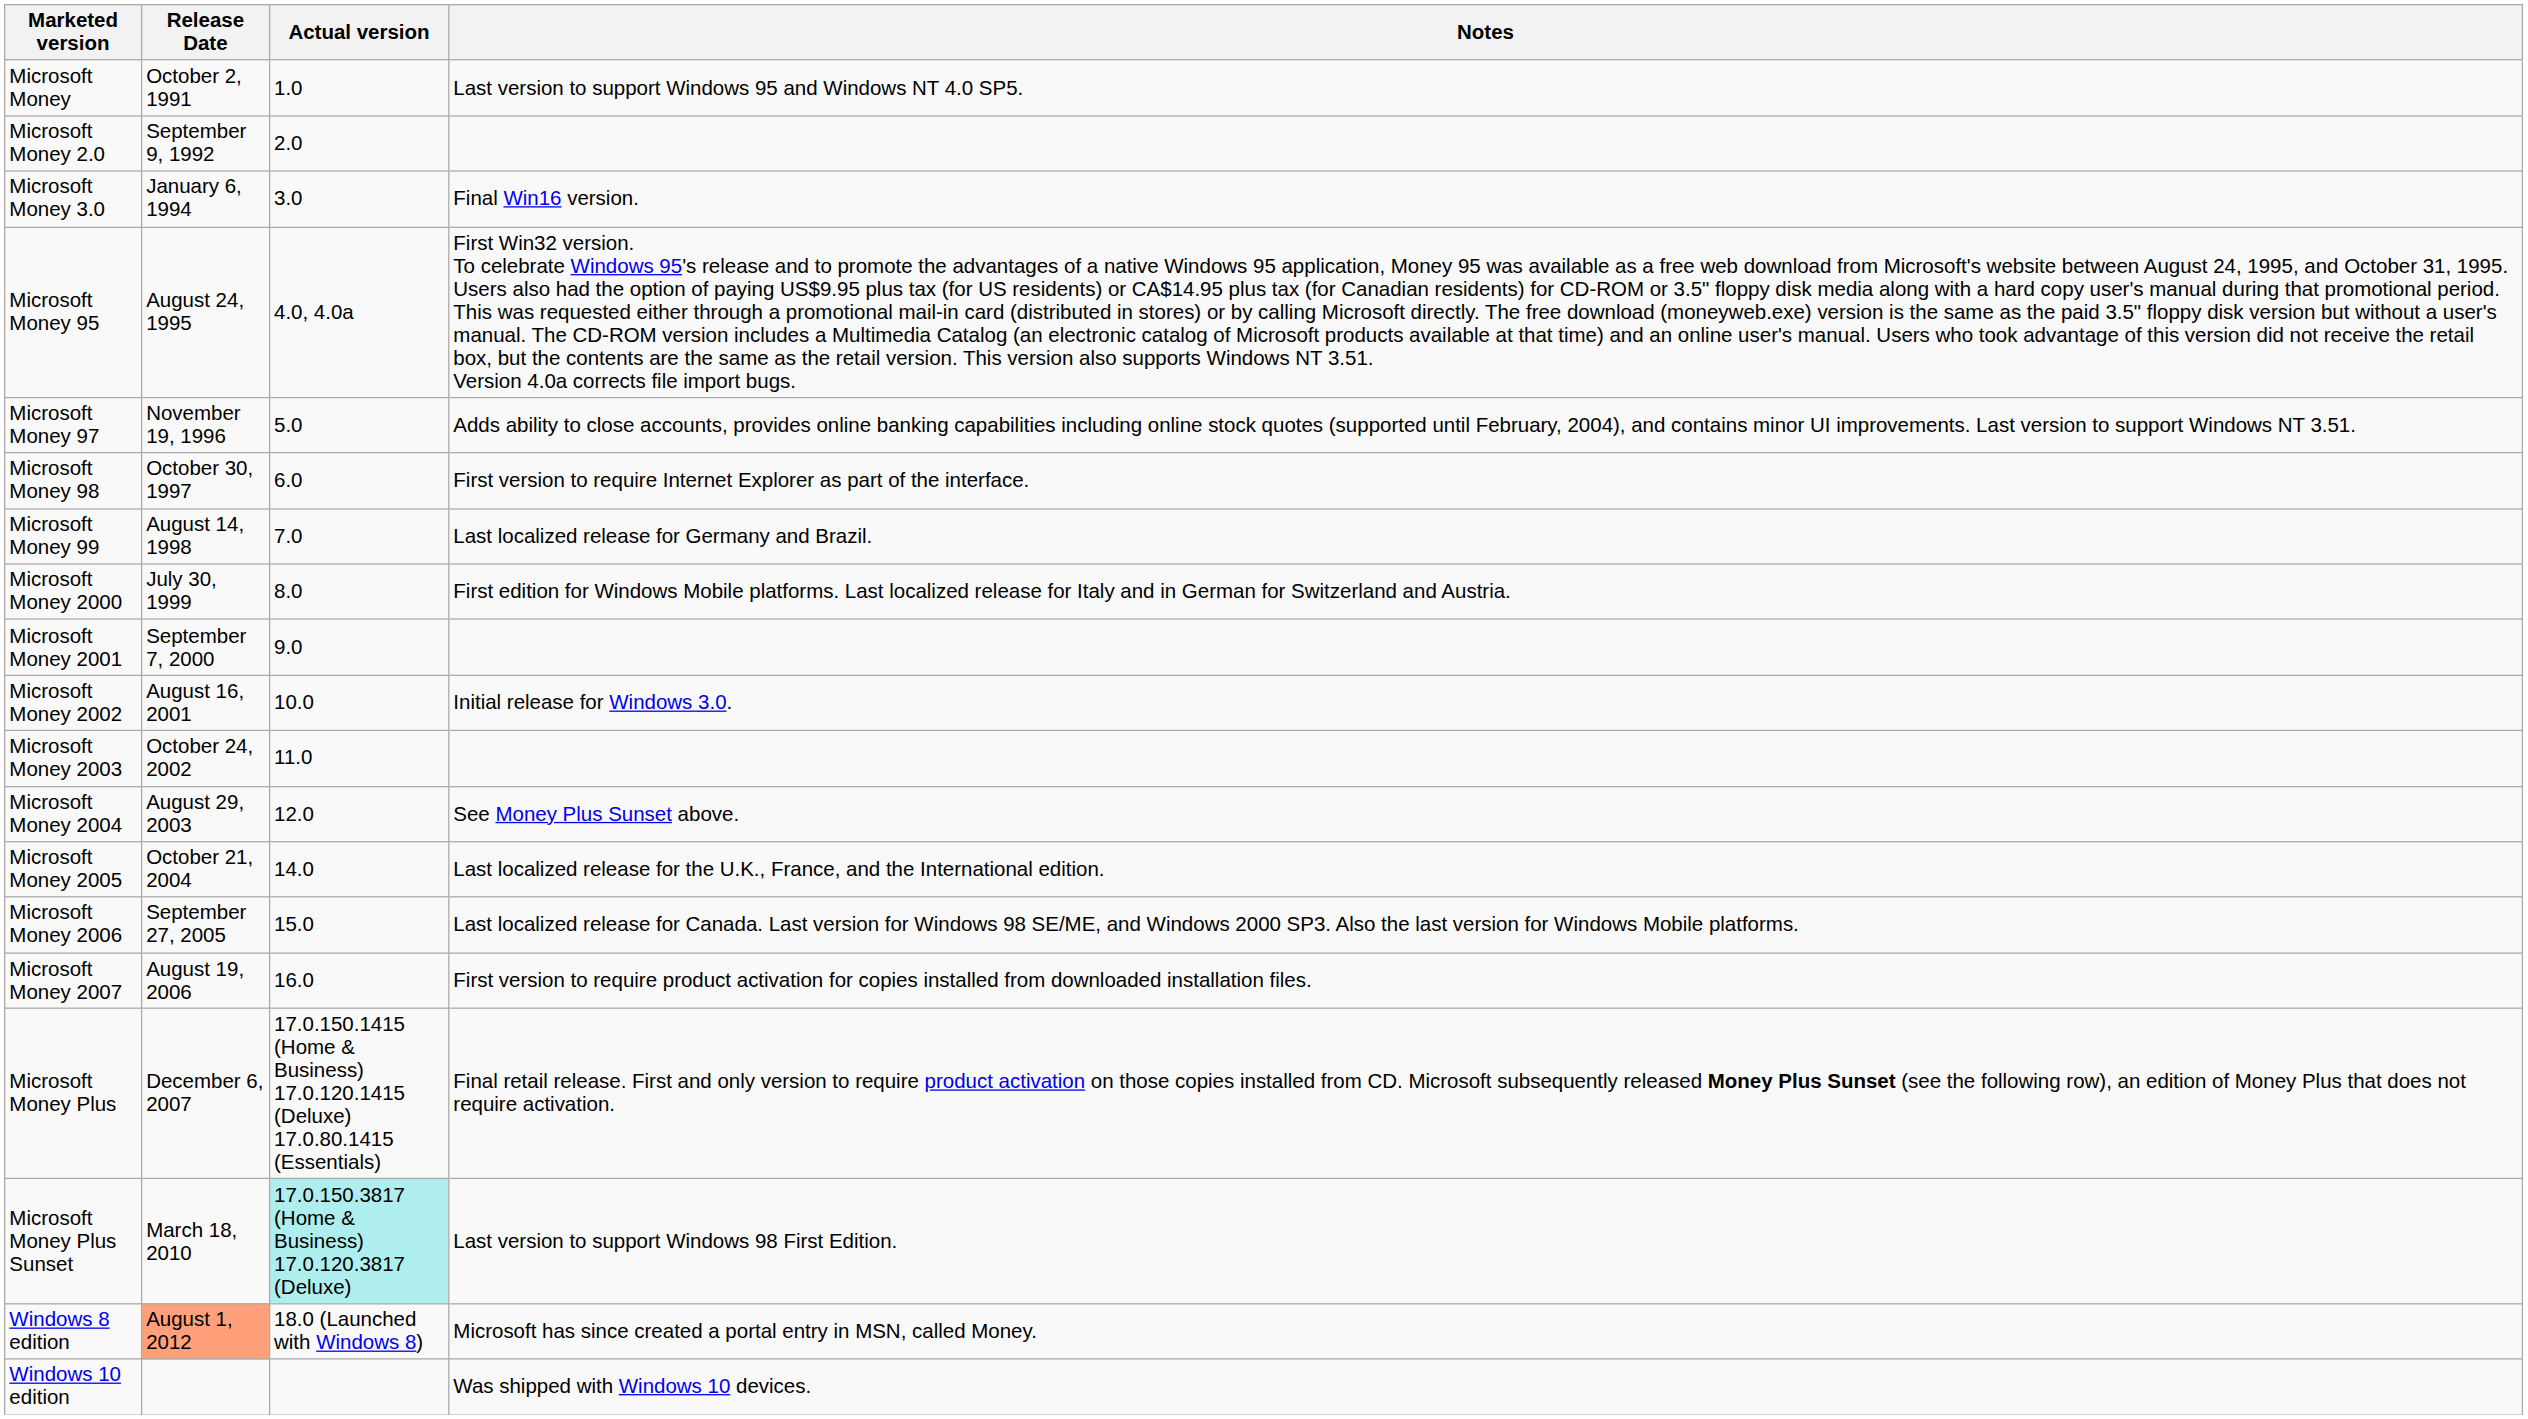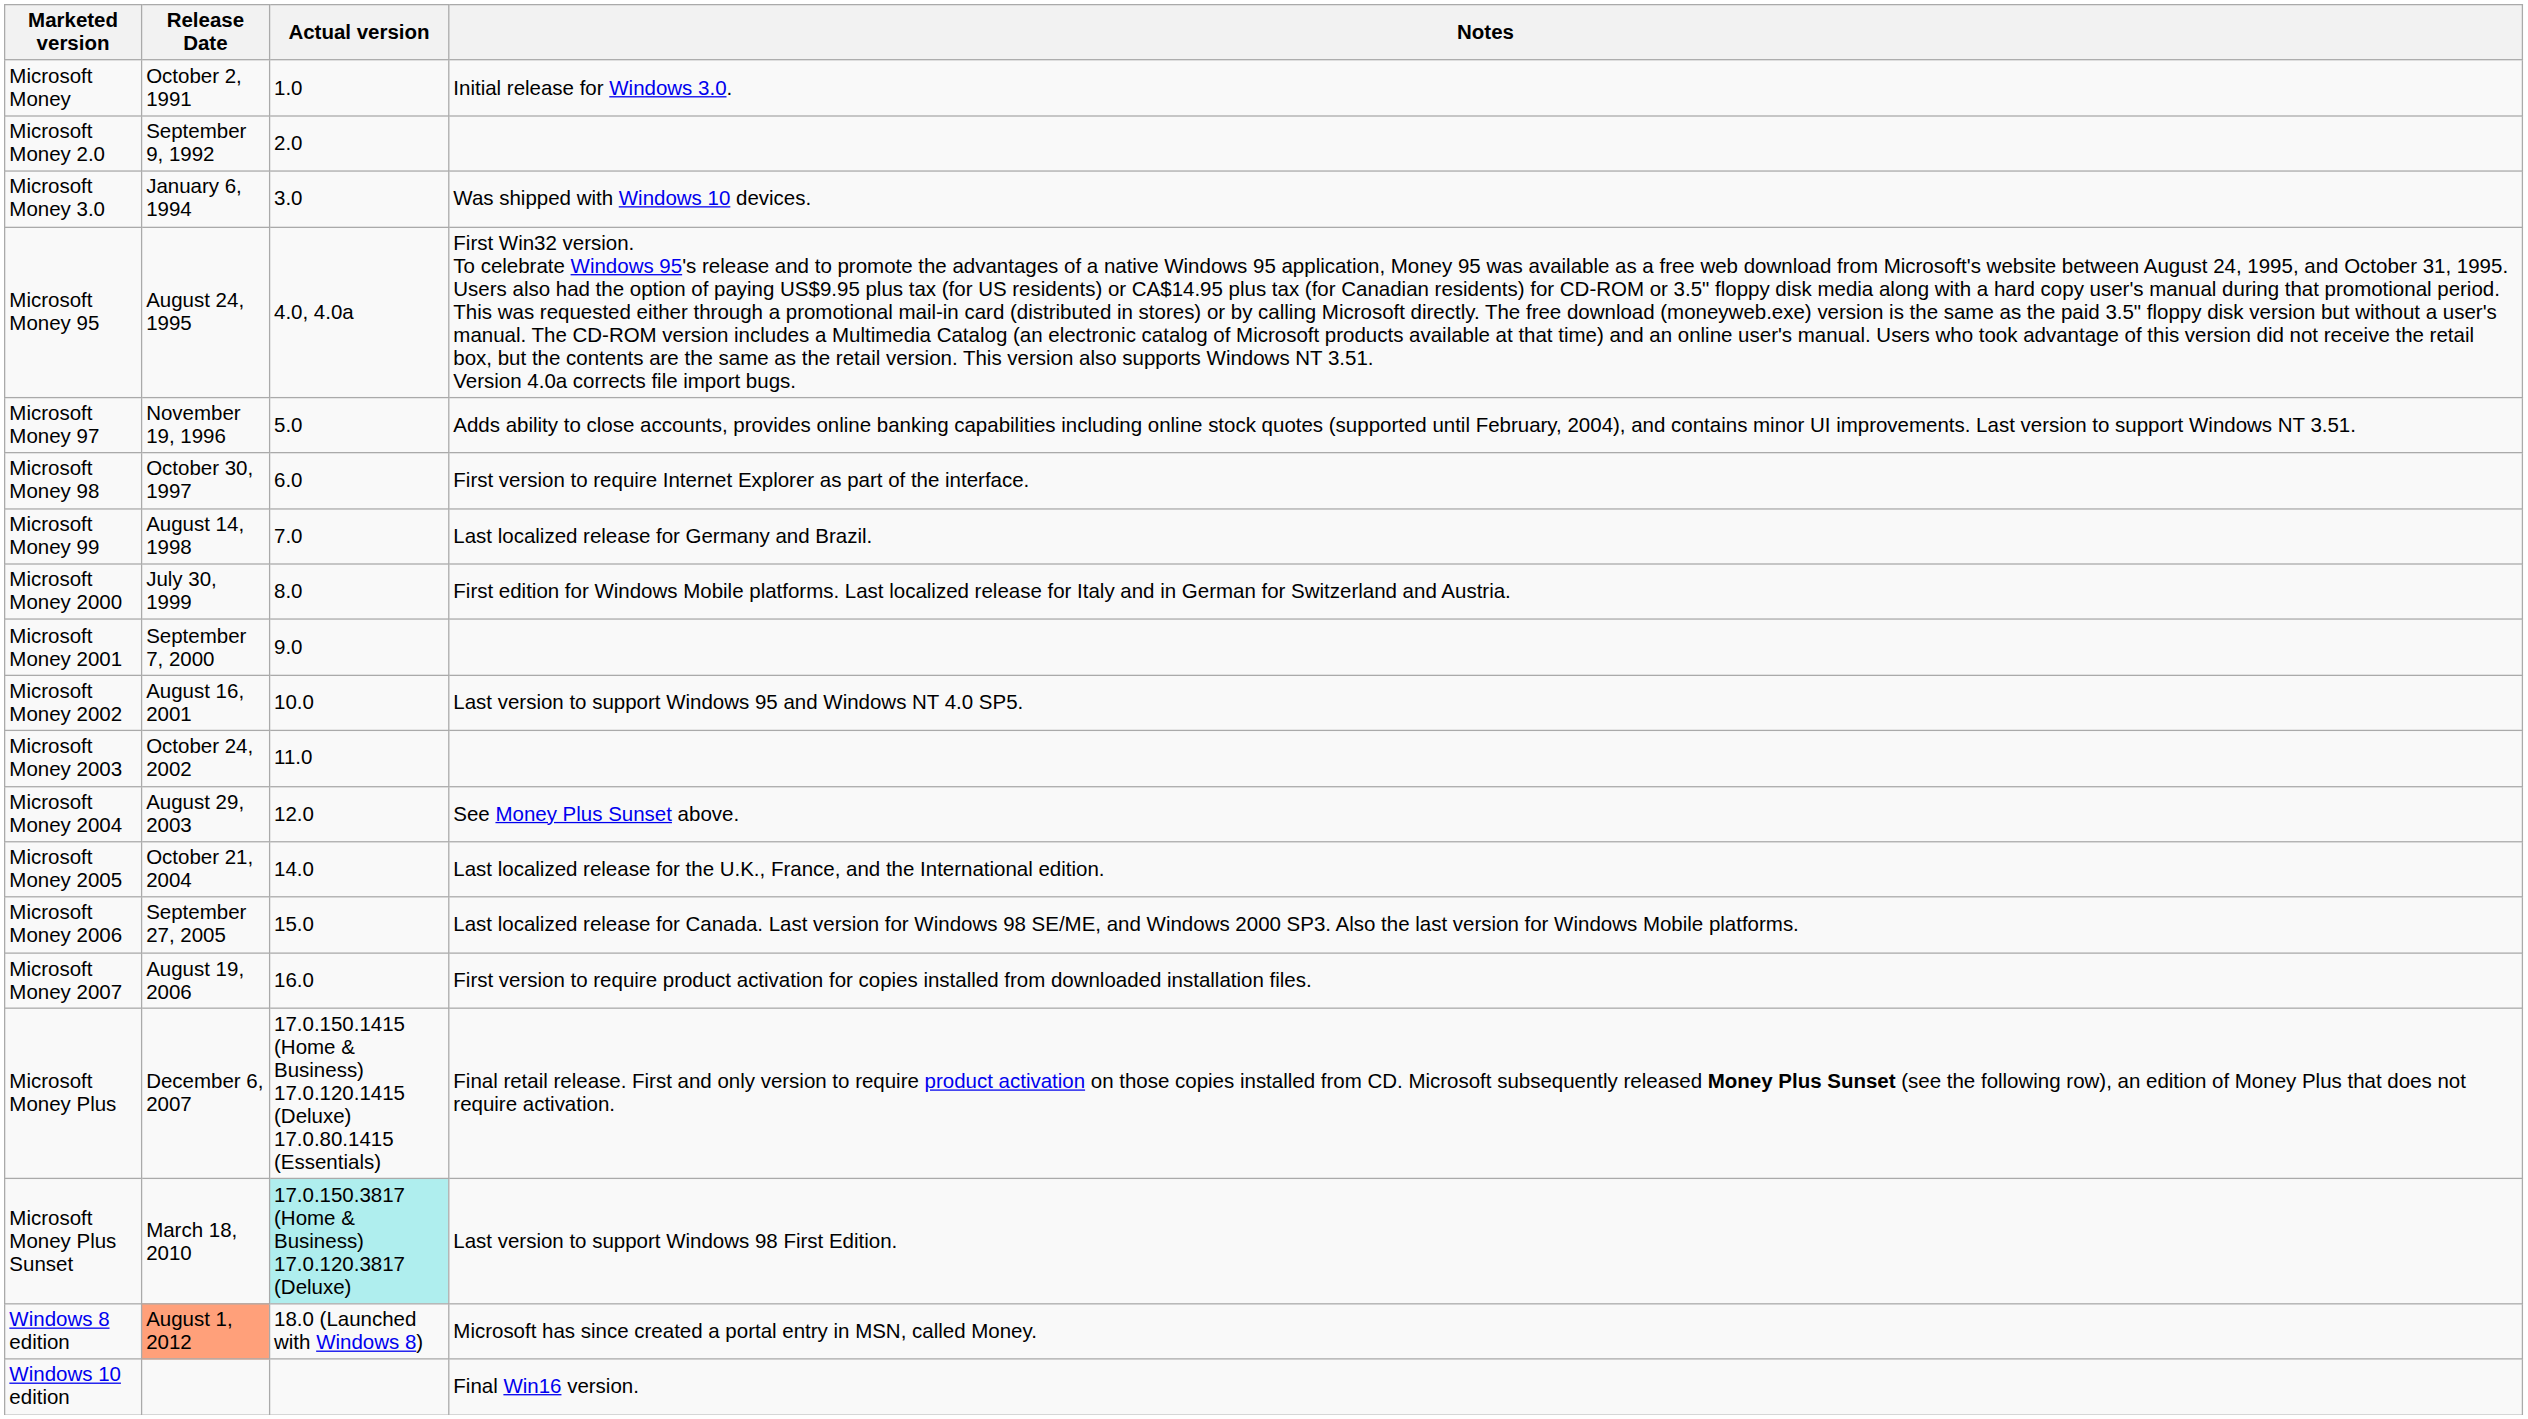(738, 87) Last version to support Windows 95 and Windows NT 4.0 SP5. -> (593, 87) Initial release for Windows 3.0.
(546, 198) Final Win16 version. -> (632, 198) Was shipped with Windows 10 devices.
(593, 702) Initial release for Windows 3.0. -> (738, 702) Last version to support Windows 95 and Windows NT 4.0 SP5.
(632, 1386) Was shipped with Windows 10 devices. -> (546, 1386) Final Win16 version.
